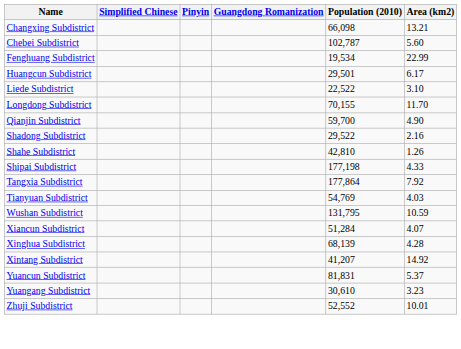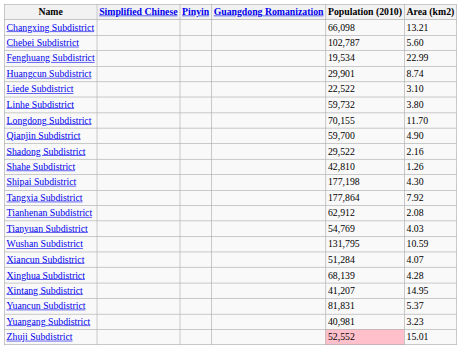(341, 74) 29,501 -> (341, 74) 29,901
(415, 74) 6.17 -> (415, 74) 8.74
+ row: (40, 105)
(415, 167) 4.33 -> (415, 182) 4.30
+ row: (49, 213)
(417, 259) 14.92 -> (417, 290) 14.95
(341, 290) 30,610 -> (341, 321) 40,981
(341, 306) no background -> (341, 337) pink background
(417, 306) 10.01 -> (417, 337) 15.01
